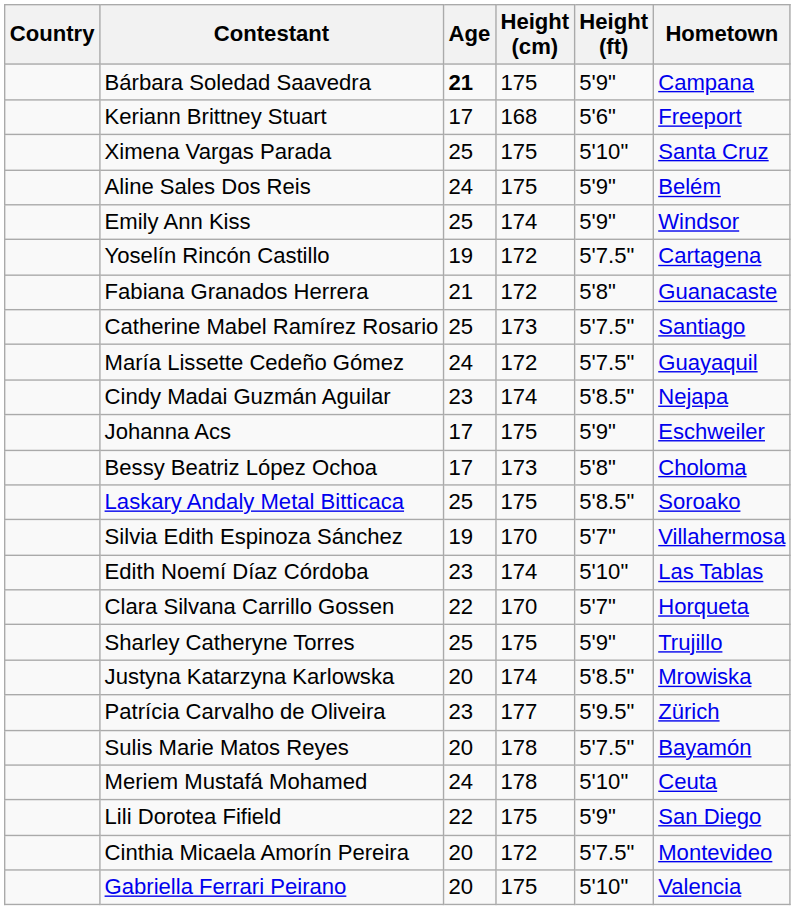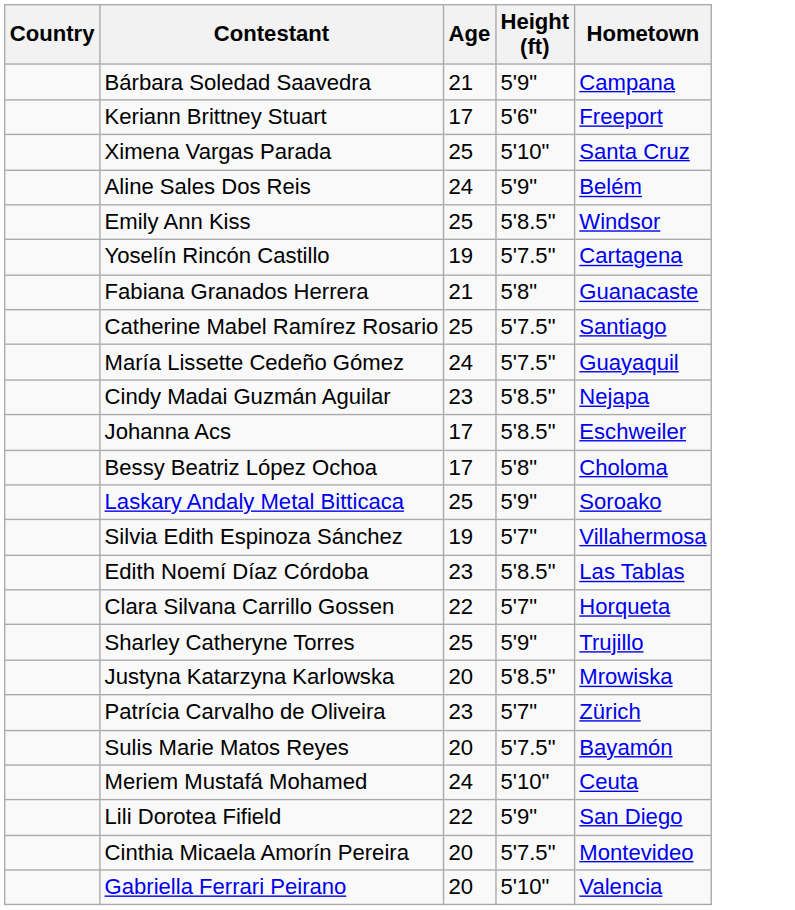- column: (535, 34)
(461, 81) bold -> (461, 81) normal
(598, 221) 5'9" -> (528, 221) 5'8.5"
(598, 432) 5'9" -> (528, 432) 5'8.5"
(607, 502) 5'8.5" -> (519, 502) 5'9"
(604, 572) 5'10" -> (528, 572) 5'8.5"
(607, 712) 5'9.5" -> (519, 712) 5'7"
